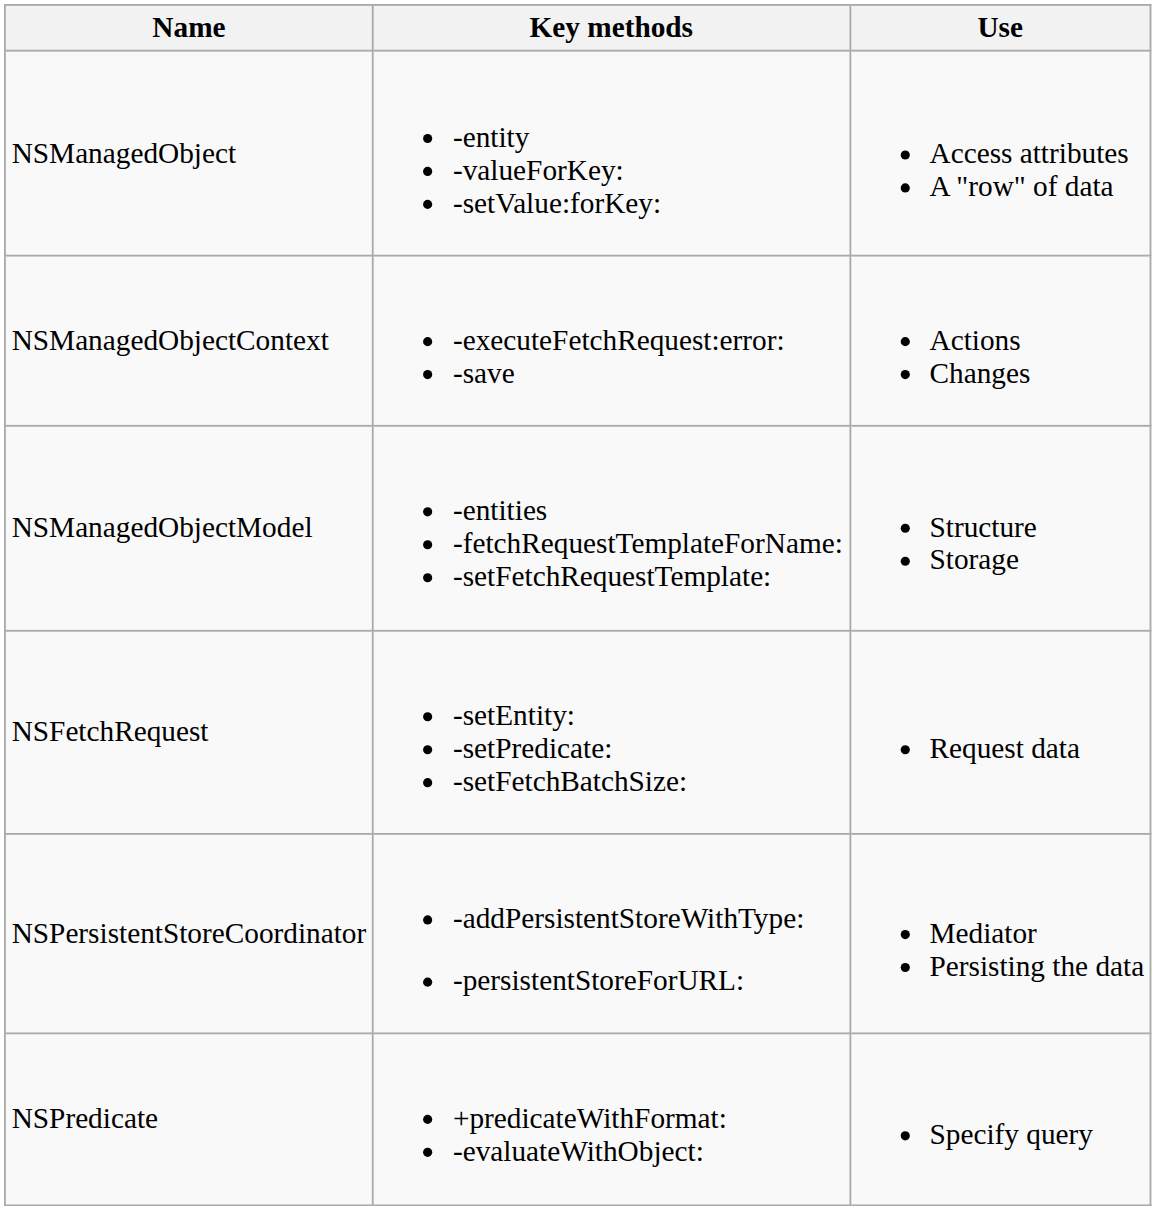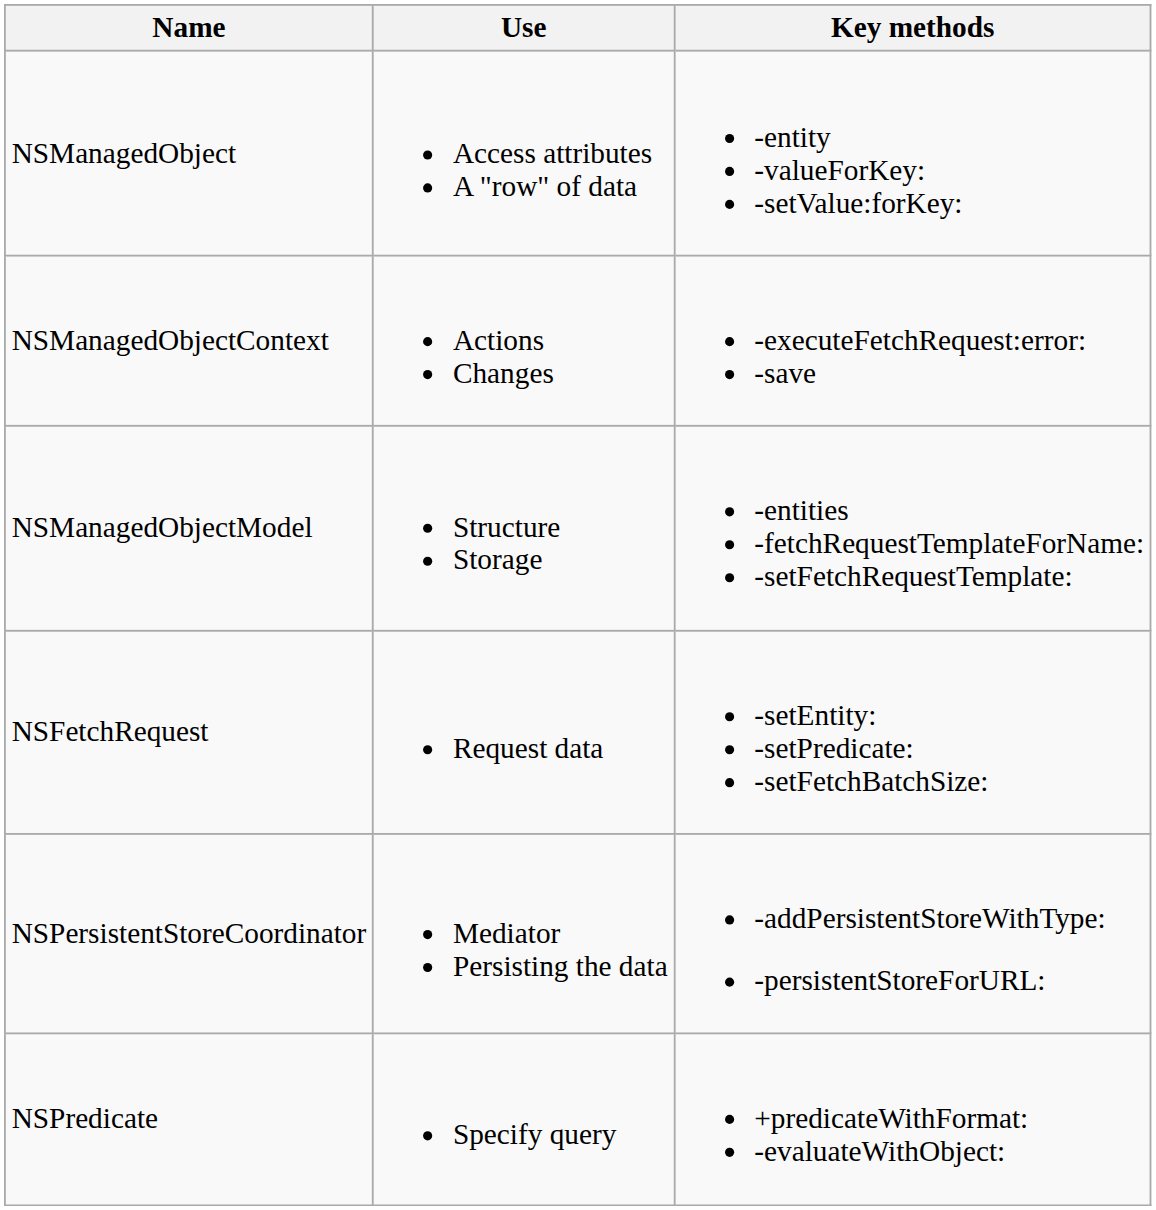columns swapped: (1000, 27) <-> (611, 27)
